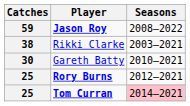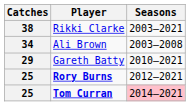- row: (80, 29)
+ row: (80, 45)
(28, 61) 30 -> (28, 61) 29
